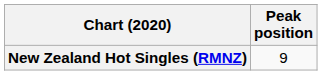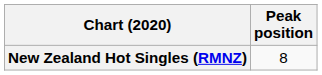(284, 57) 9 -> (284, 57) 8
